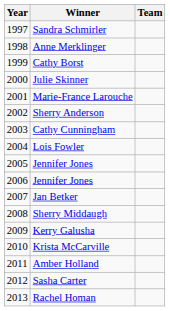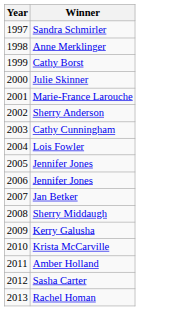- column: (150, 12)
